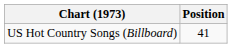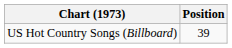(204, 33) 41 -> (204, 33) 39
